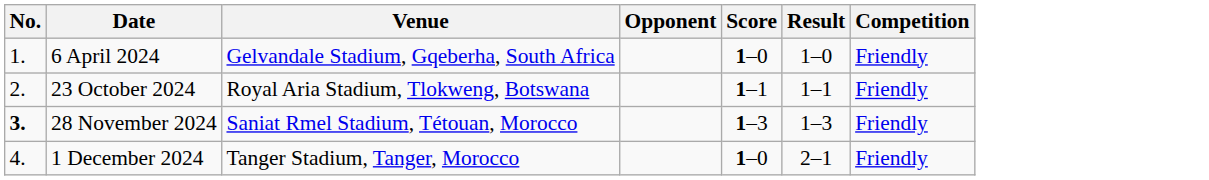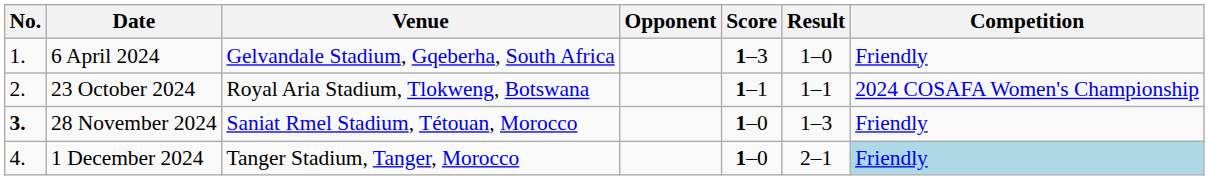(752, 55) 1–0 -> (752, 55) 1–3
(891, 89) Friendly -> (1027, 89) 2024 COSAFA Women's Championship
(752, 123) 1–3 -> (752, 123) 1–0
(891, 157) no background -> (891, 157) lightblue background
